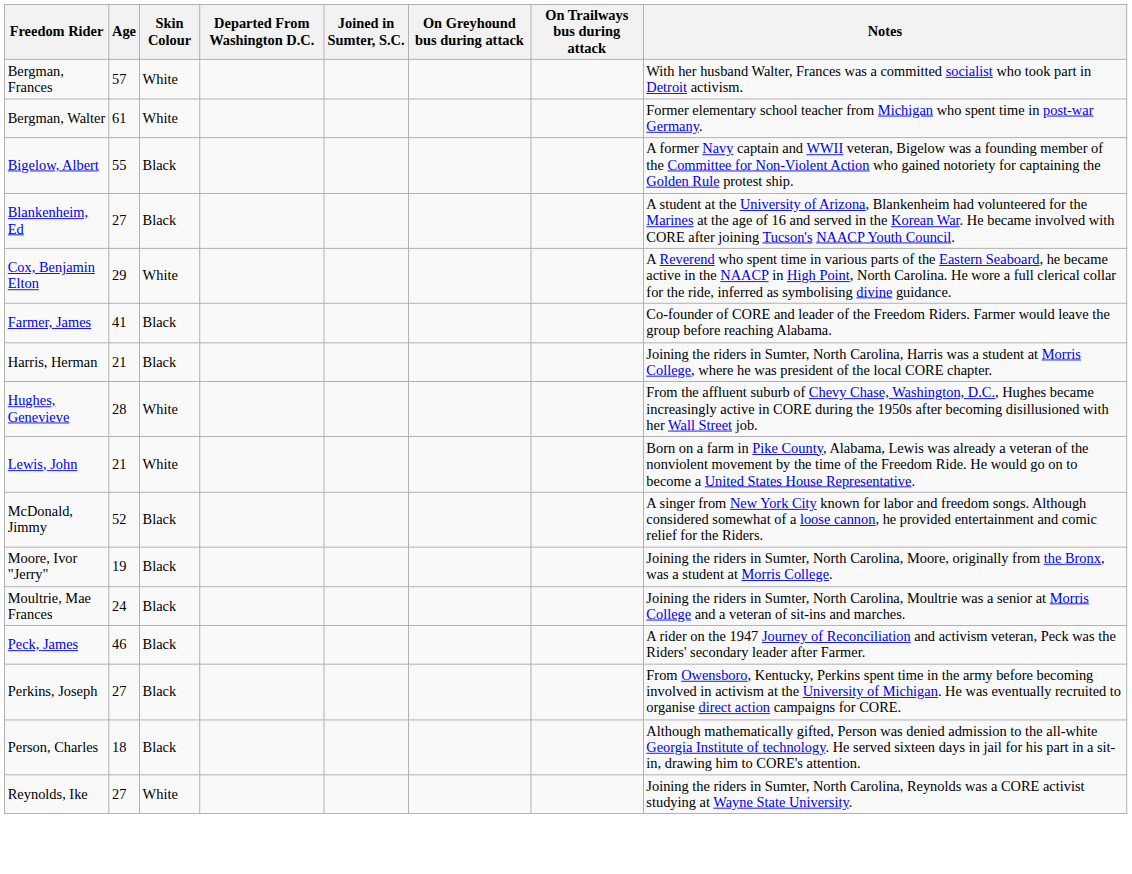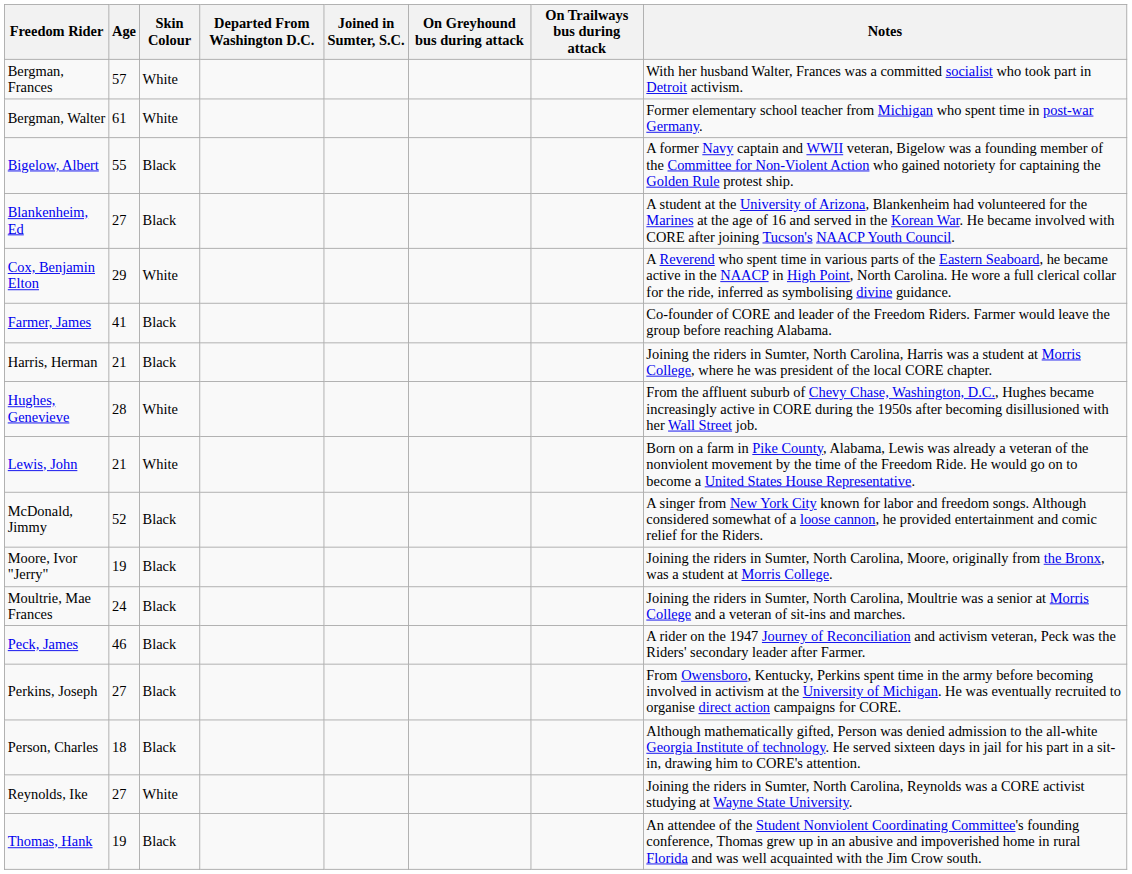+ row: (50, 841)
